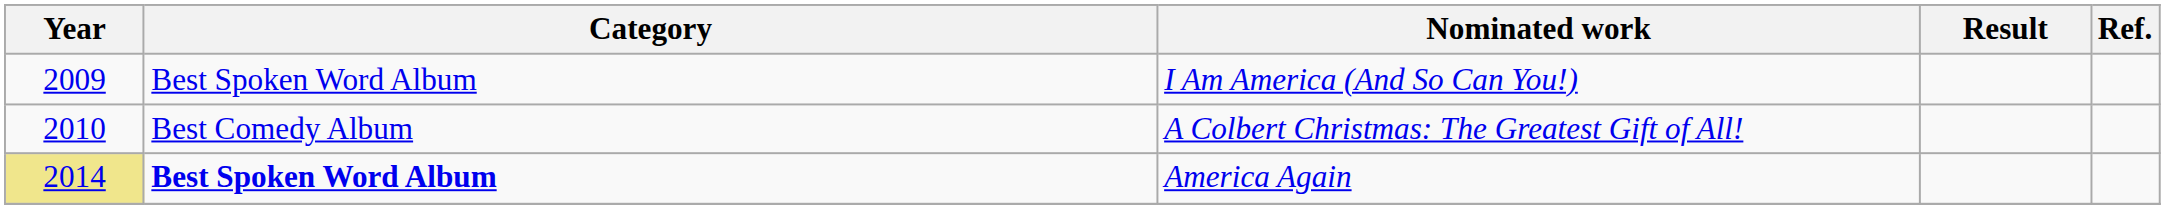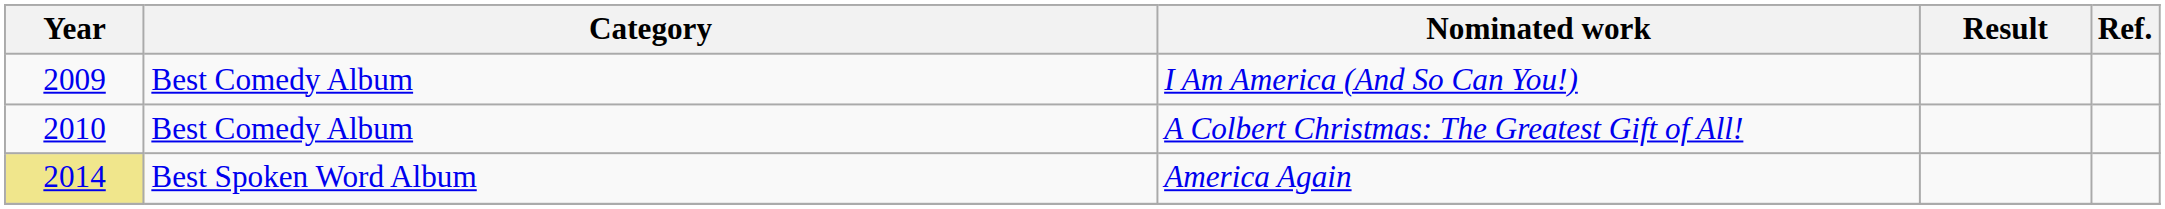(314, 78) Best Spoken Word Album -> (282, 78) Best Comedy Album
(324, 177) bold -> (314, 177) normal
